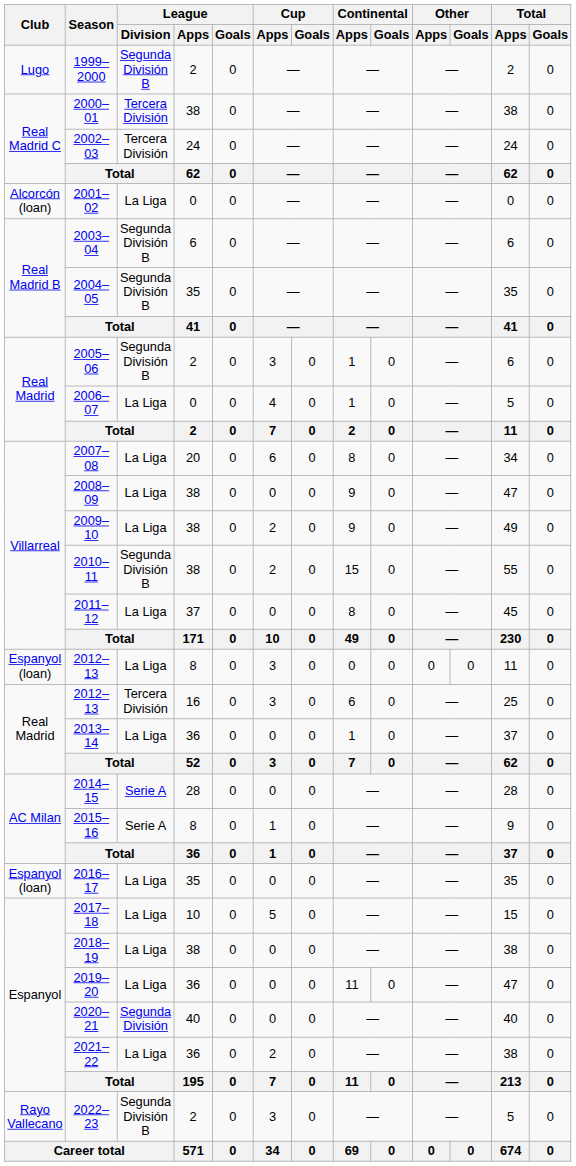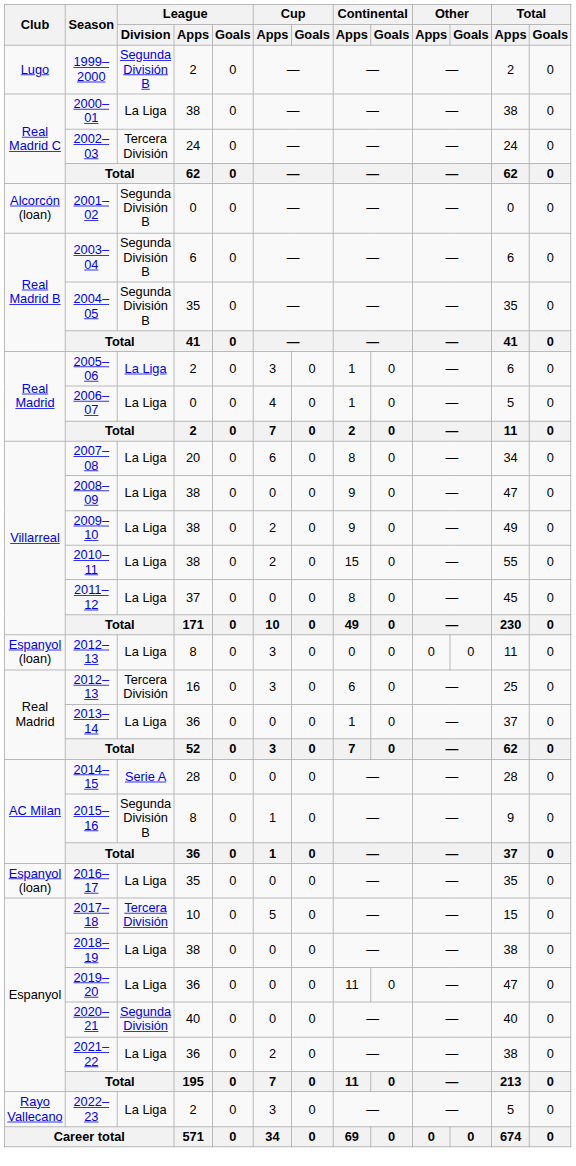(146, 111) Tercera División -> (146, 111) La Liga
(146, 201) La Liga -> (146, 208) Segunda División B
(146, 361) Segunda División B -> (146, 368) La Liga
(146, 569) Segunda División B -> (146, 562) La Liga
(146, 825) Serie A -> (146, 818) Segunda División B
(146, 915) La Liga -> (146, 915) Tercera División
(146, 1116) Segunda División B -> (146, 1109) La Liga
